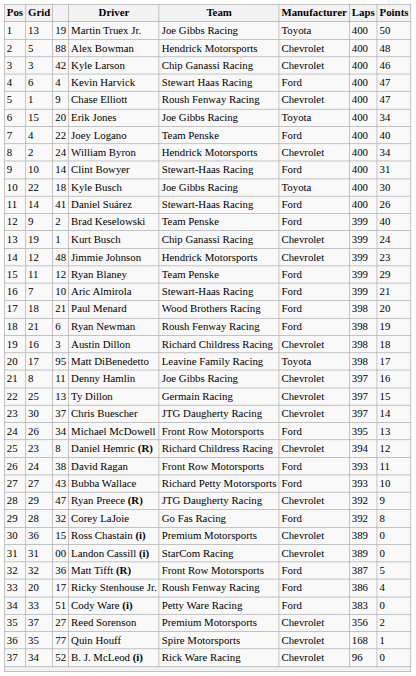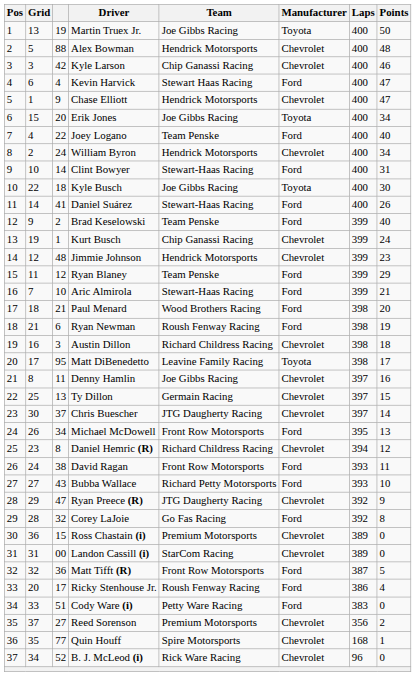(211, 99) Roush Fenway Racing -> (210, 99) Hendrick Motorsports
